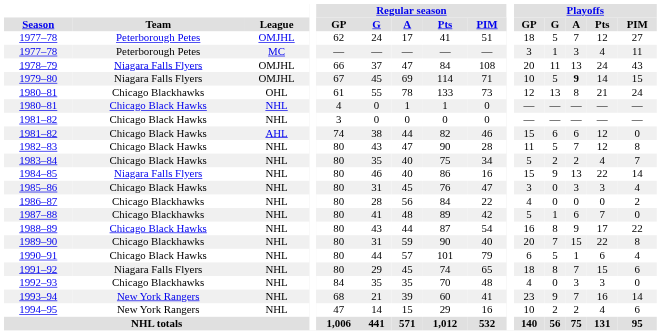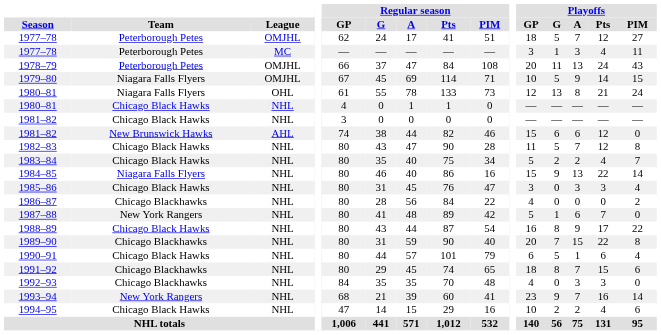(158, 65) Niagara Falls Flyers -> (161, 65) Peterborough Petes
(576, 78) bold -> (578, 78) normal
(158, 92) Chicago Blackhawks -> (161, 92) Niagara Falls Flyers
(158, 133) Chicago Black Hawks -> (161, 133) New Brunswick Hawks
(158, 214) Chicago Blackhawks -> (161, 214) New York Rangers
(158, 269) Niagara Falls Flyers -> (161, 269) Chicago Blackhawks
(158, 310) New York Rangers -> (161, 310) Chicago Black Hawks
